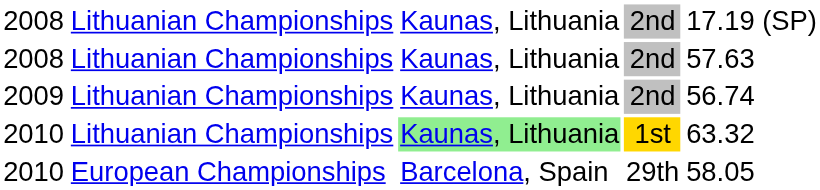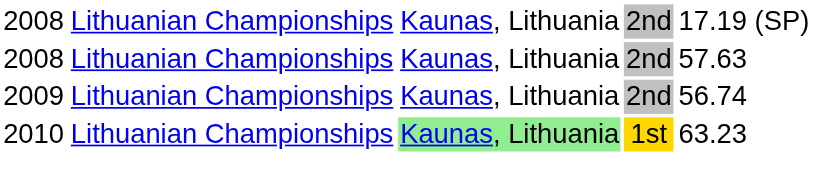(720, 134) 63.32 -> (713, 134) 63.23
- row: (34, 171)
